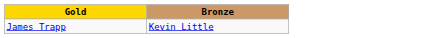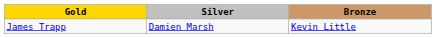+ column: (218, 12)
